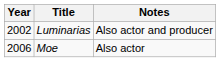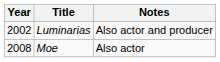(19, 48) 2006 -> (19, 48) 2008
